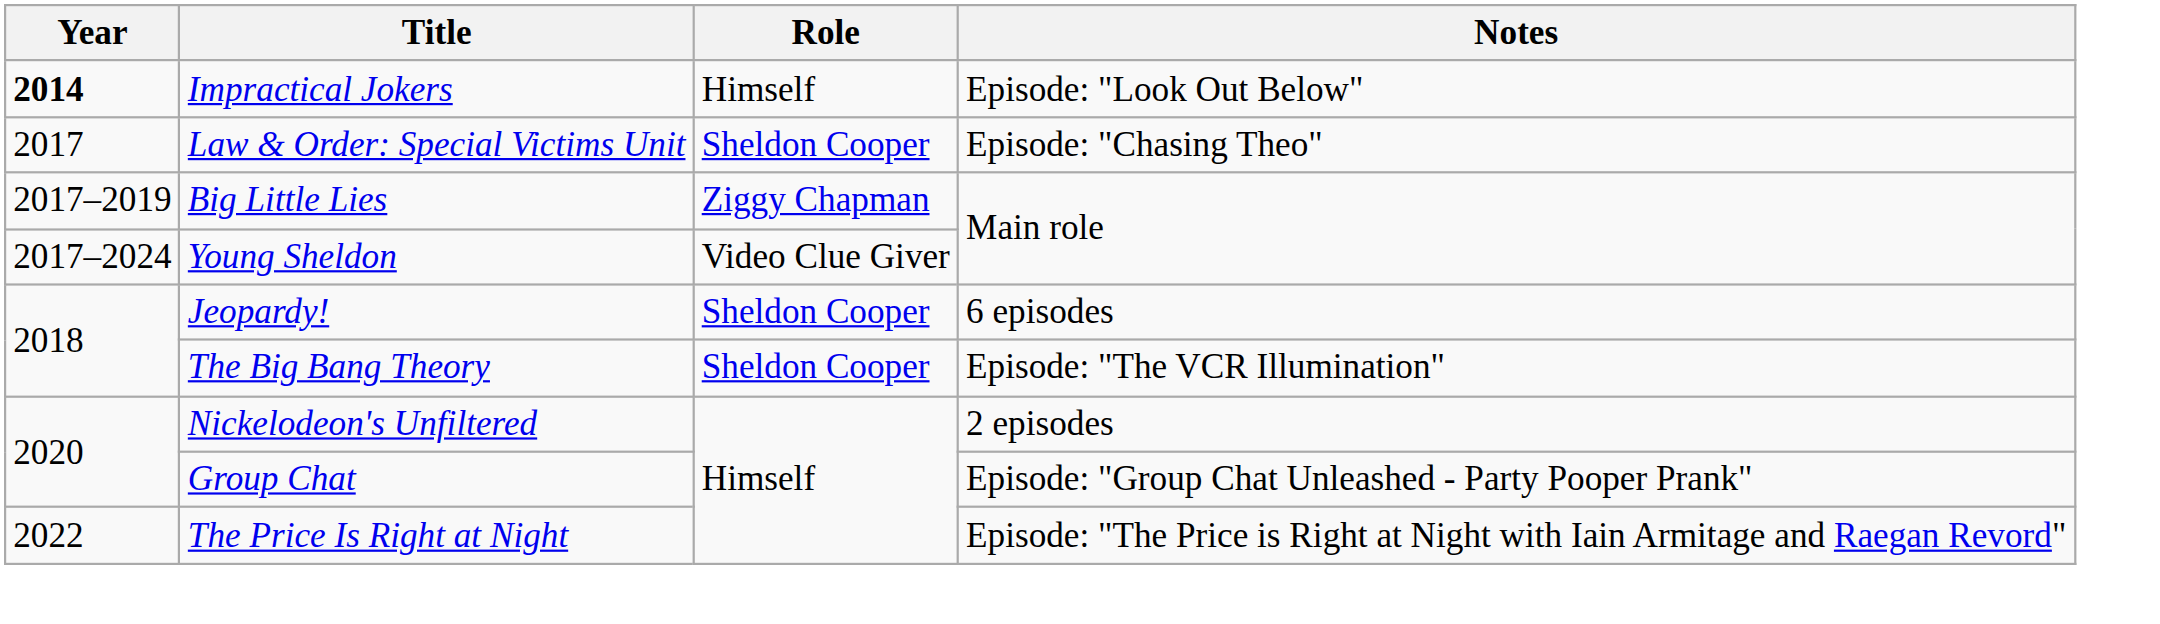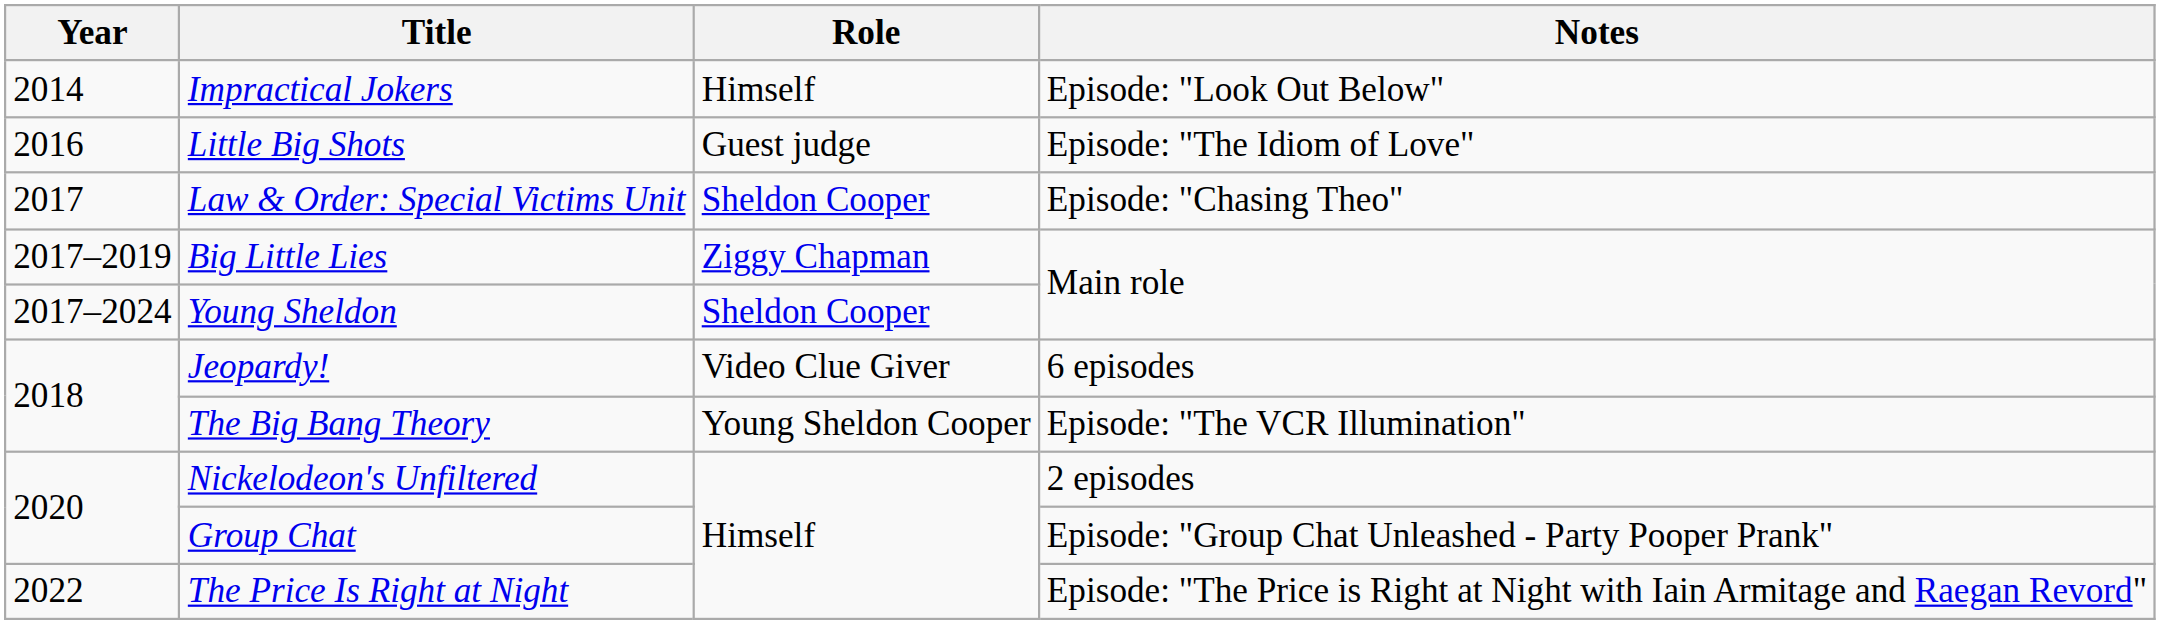(48, 88) bold -> (48, 88) normal
+ row: (296, 144)
(826, 255) Video Clue Giver -> (816, 311) Sheldon Cooper
(816, 311) Sheldon Cooper -> (826, 367) Video Clue Giver
(816, 367) Sheldon Cooper -> (866, 423) Young Sheldon Cooper
